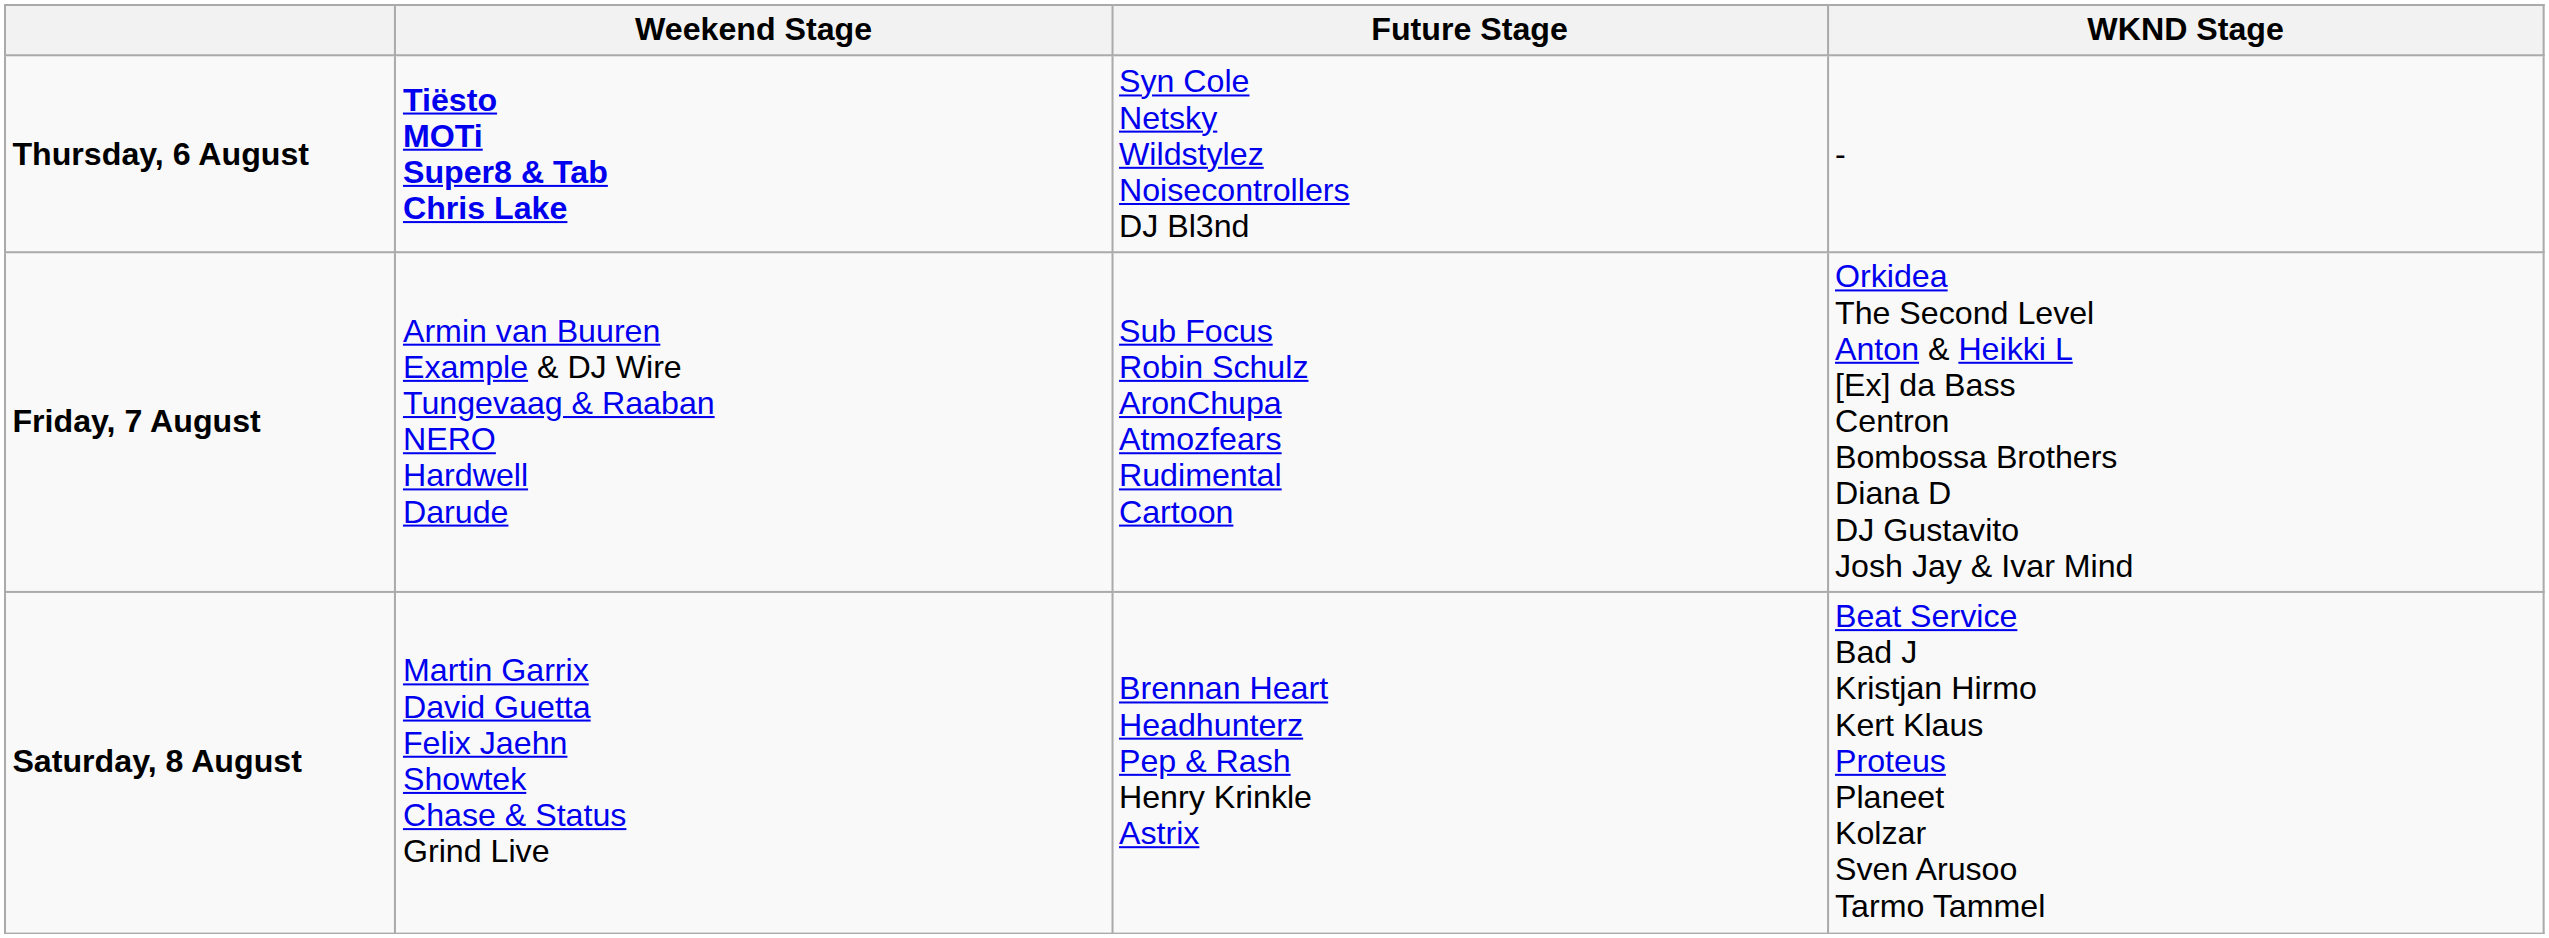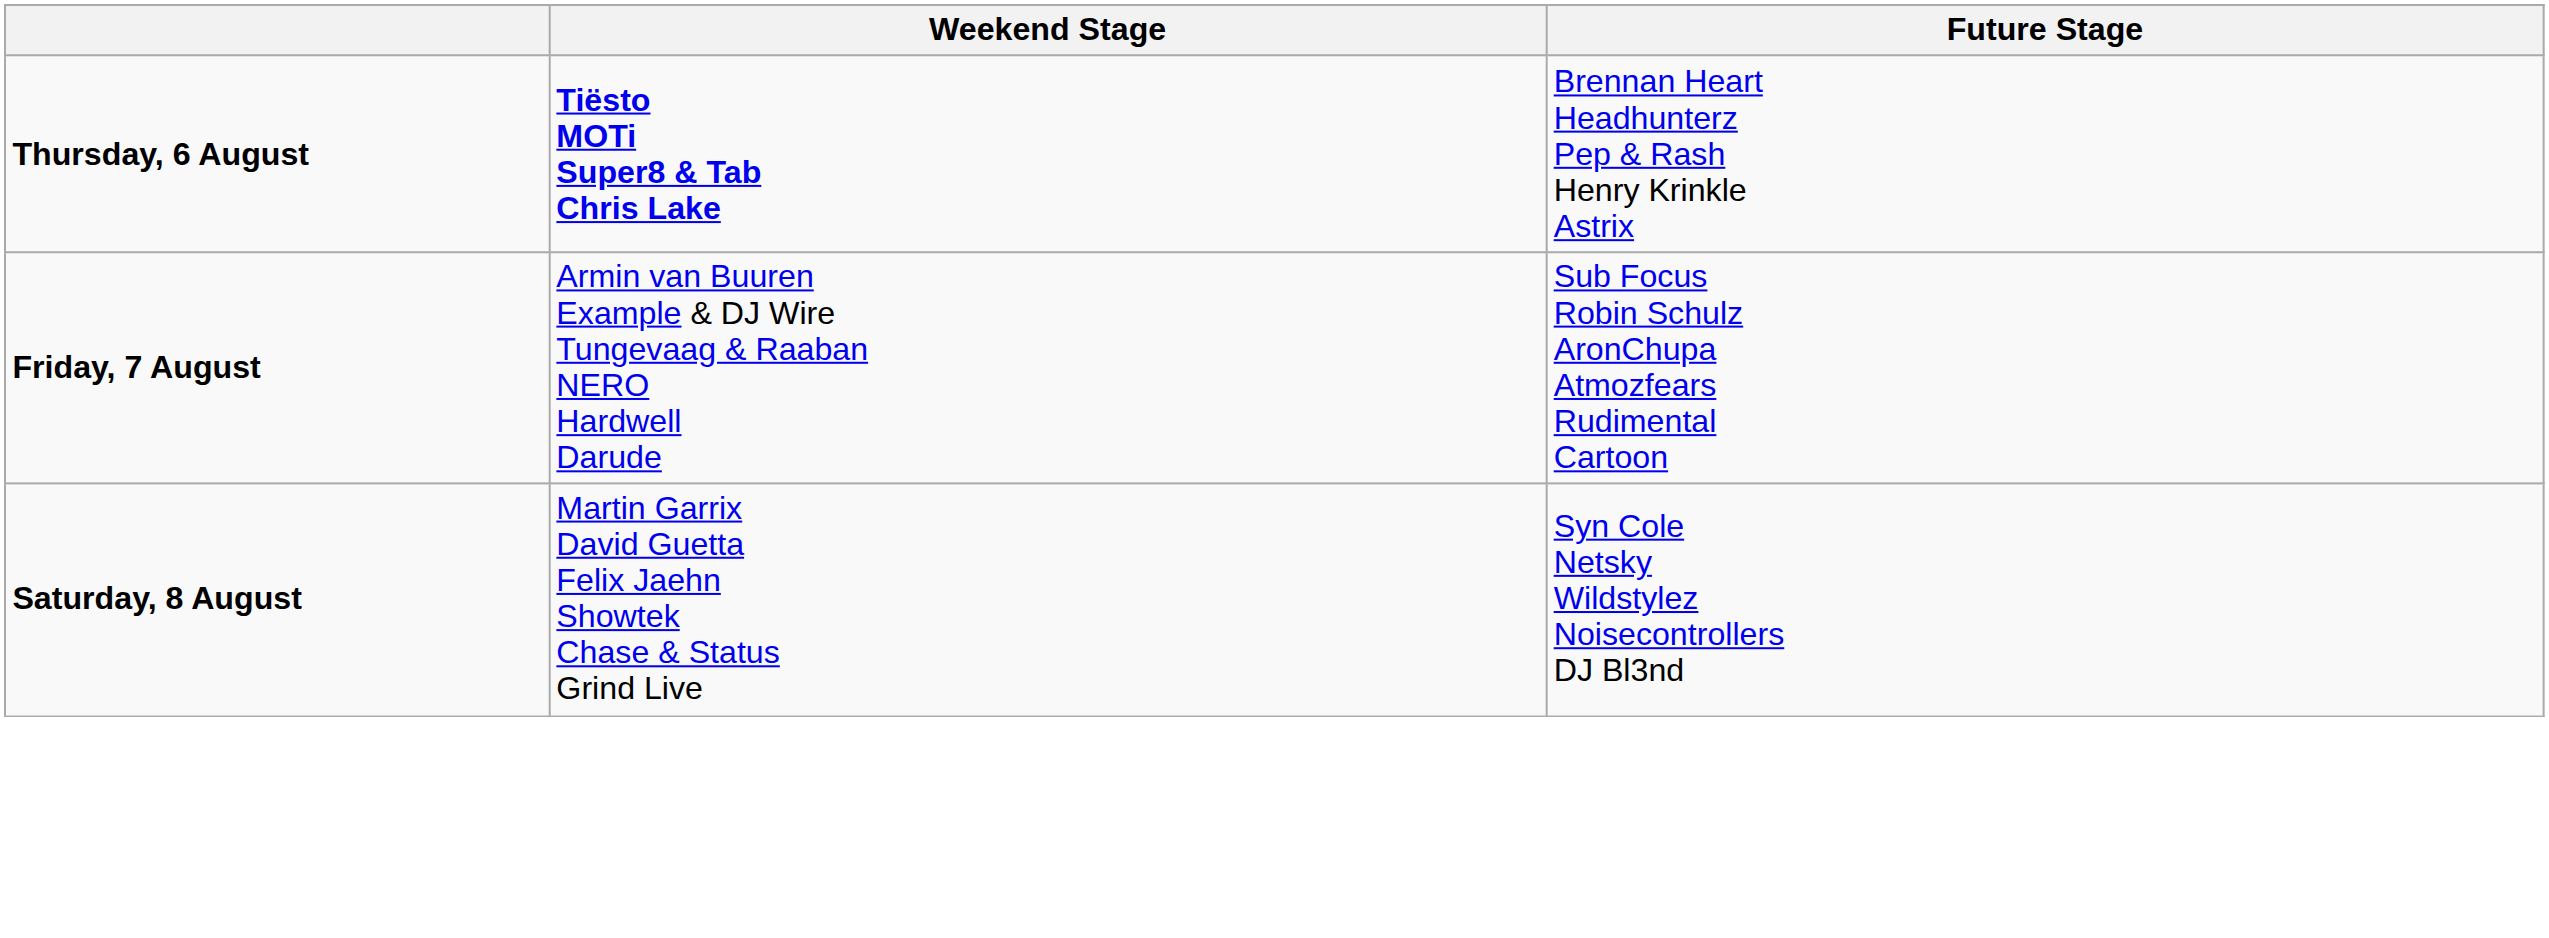- column: (2186, 30)
(1234, 153) Syn Cole Netsky Wildstylez Noisecontrollers DJ Bl3nd -> (1658, 153) Brennan Heart Headhunterz Pep & Rash Henry Krinkle Astrix
(1224, 761) Brennan Heart Headhunterz Pep & Rash Henry Krinkle Astrix -> (1669, 599) Syn Cole Netsky Wildstylez Noisecontrollers DJ Bl3nd
